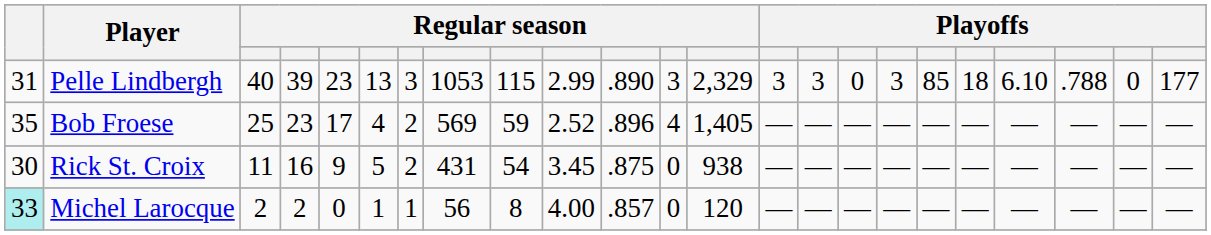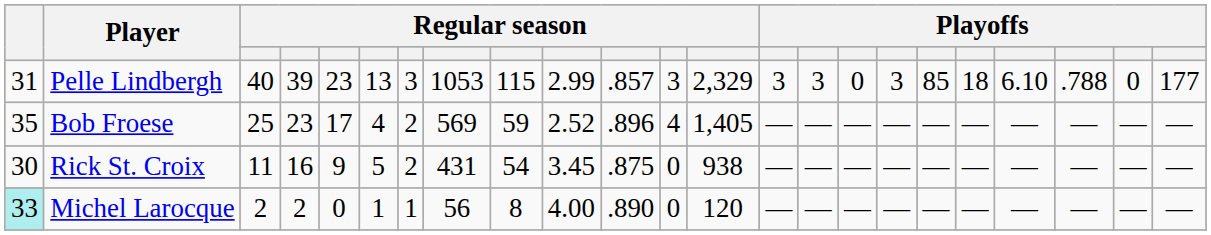(631, 80) .890 -> (631, 80) .857
(631, 208) .857 -> (631, 208) .890
